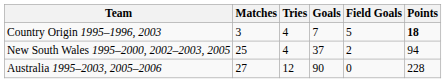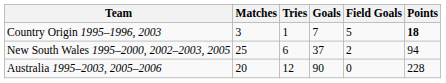(285, 31) 4 -> (285, 31) 1
(285, 50) 4 -> (285, 50) 6
(241, 68) 27 -> (241, 68) 20
